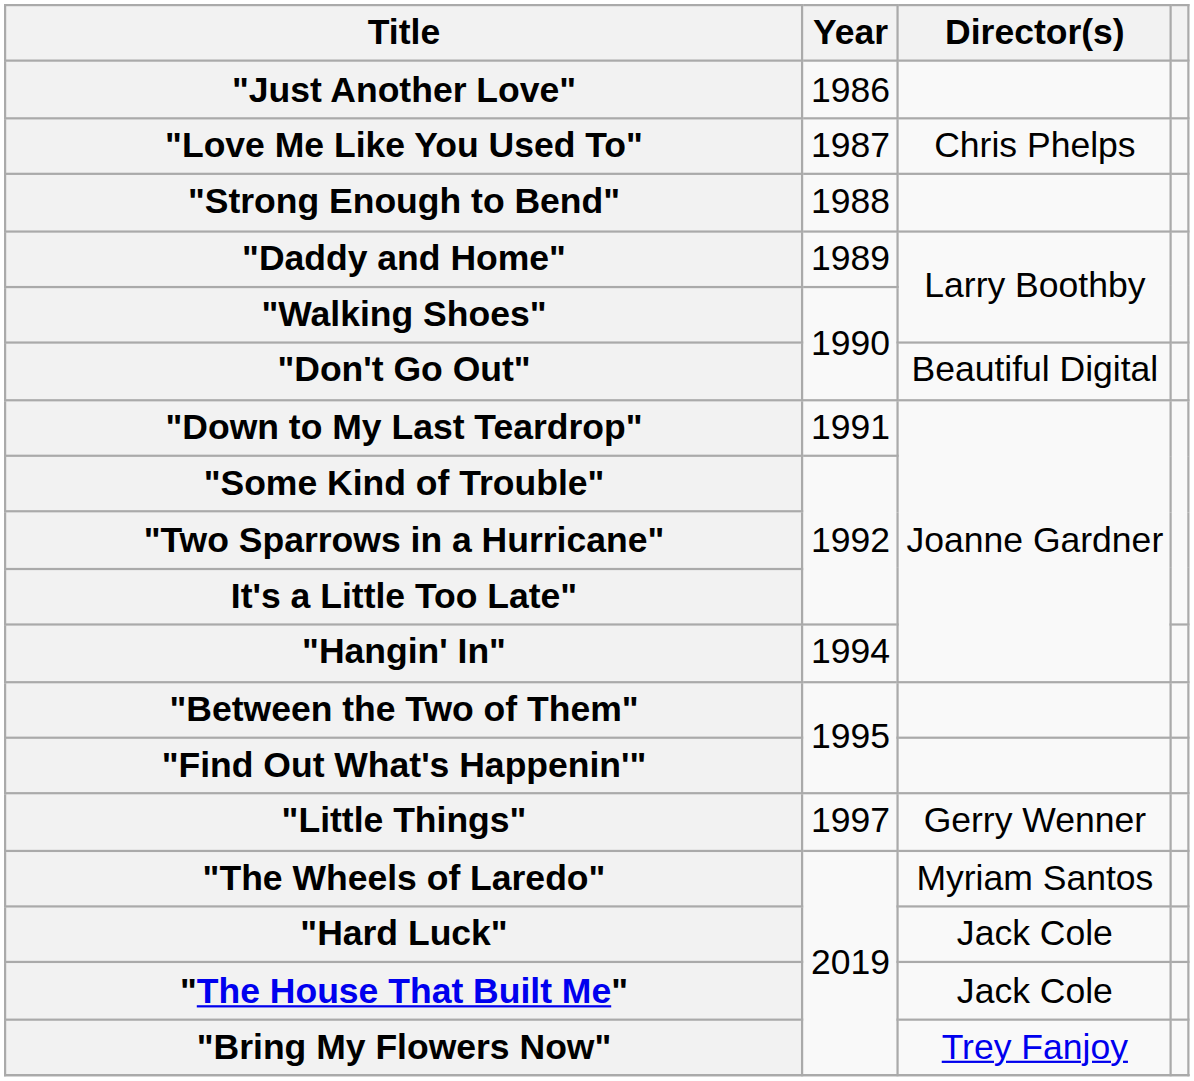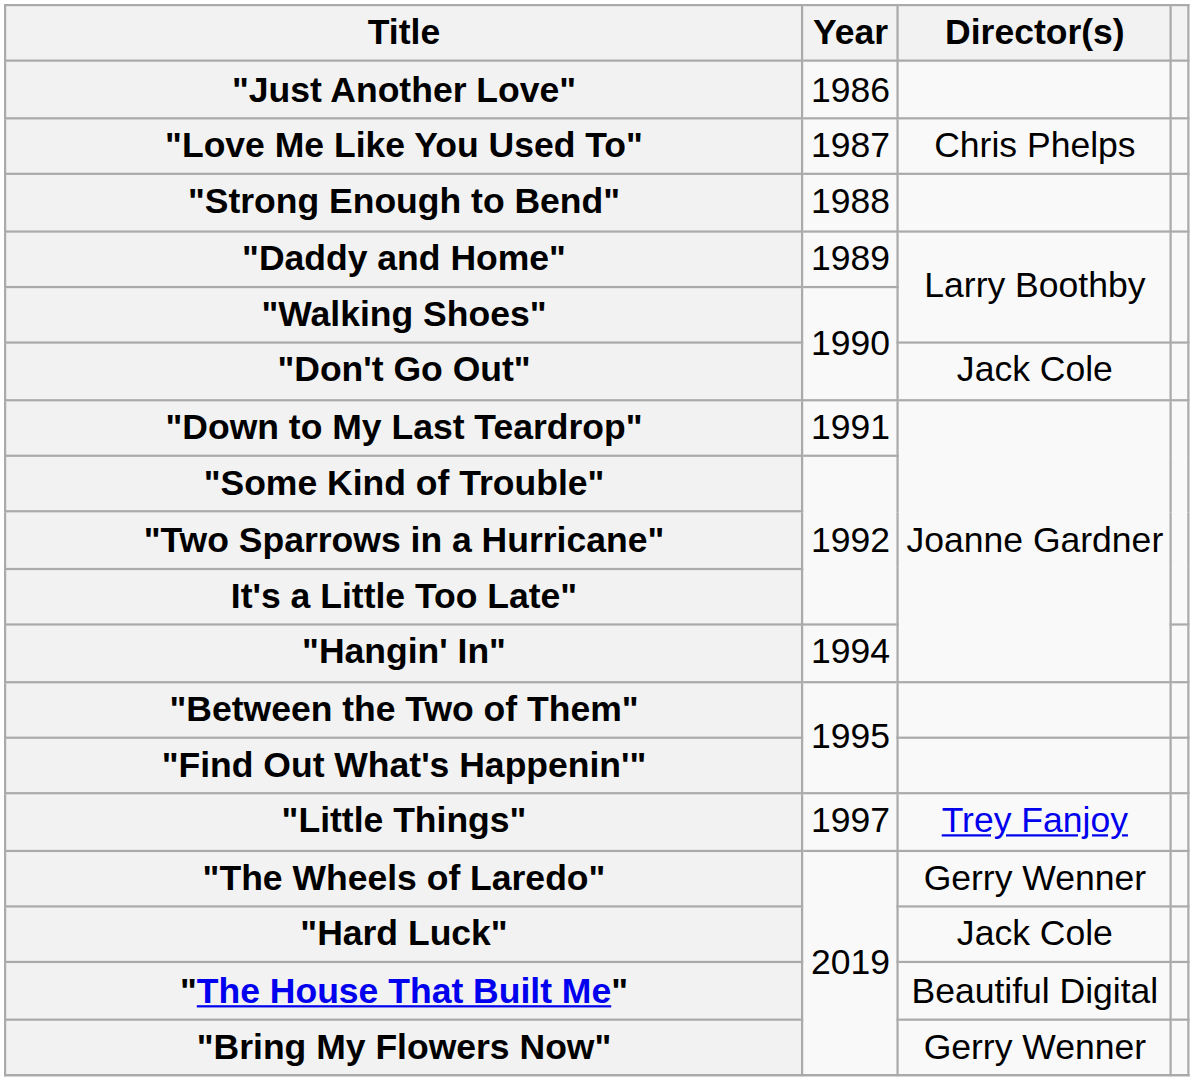(1035, 370) Beautiful Digital -> (1035, 370) Jack Cole
(1035, 821) Gerry Wenner -> (1035, 821) Trey Fanjoy
(1035, 877) Myriam Santos -> (1035, 877) Gerry Wenner
(1035, 990) Jack Cole -> (1035, 990) Beautiful Digital
(1035, 1046) Trey Fanjoy -> (1035, 1046) Gerry Wenner
